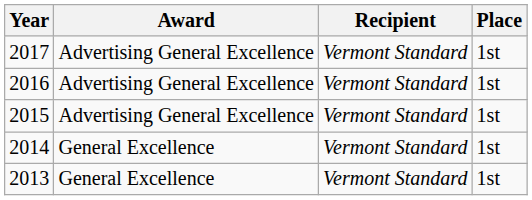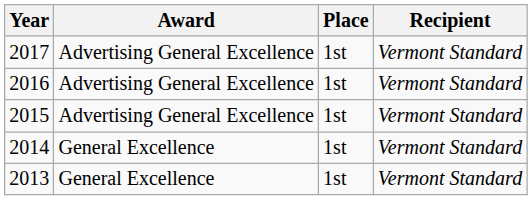columns swapped: (499, 20) <-> (395, 20)
